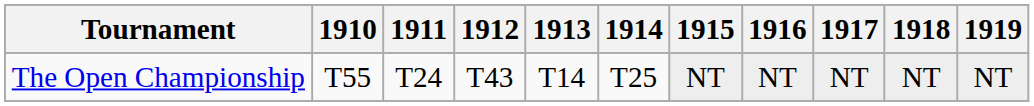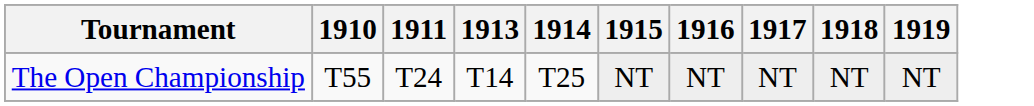- column: (490, 28)
